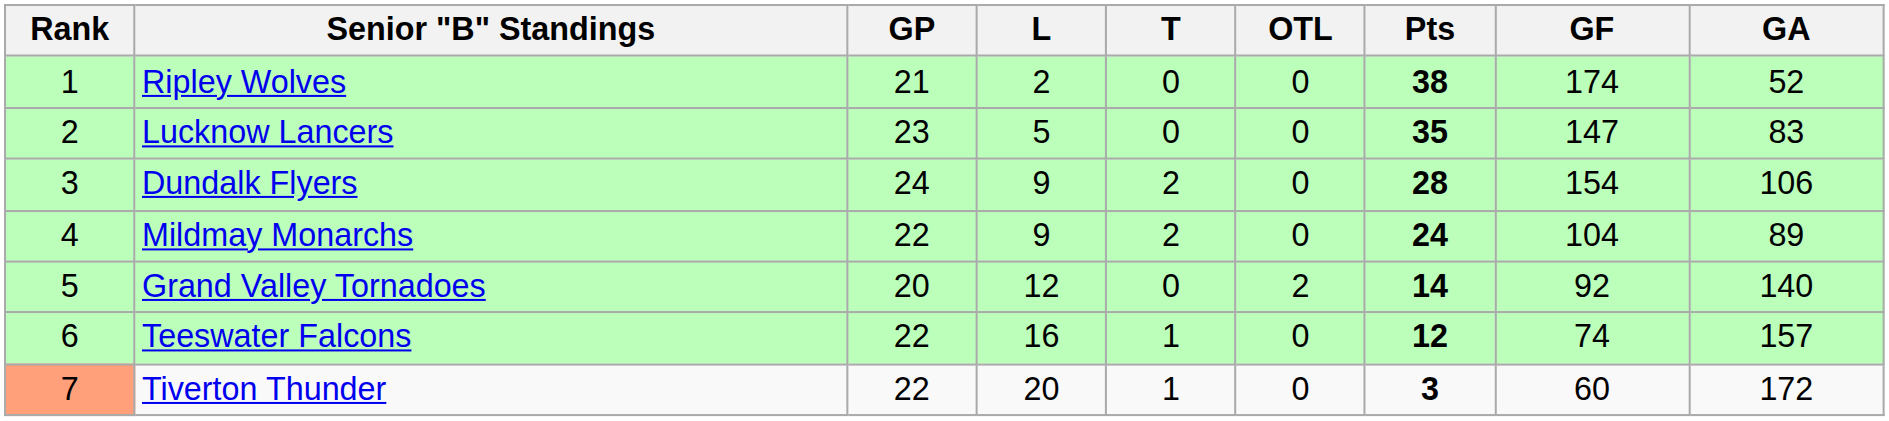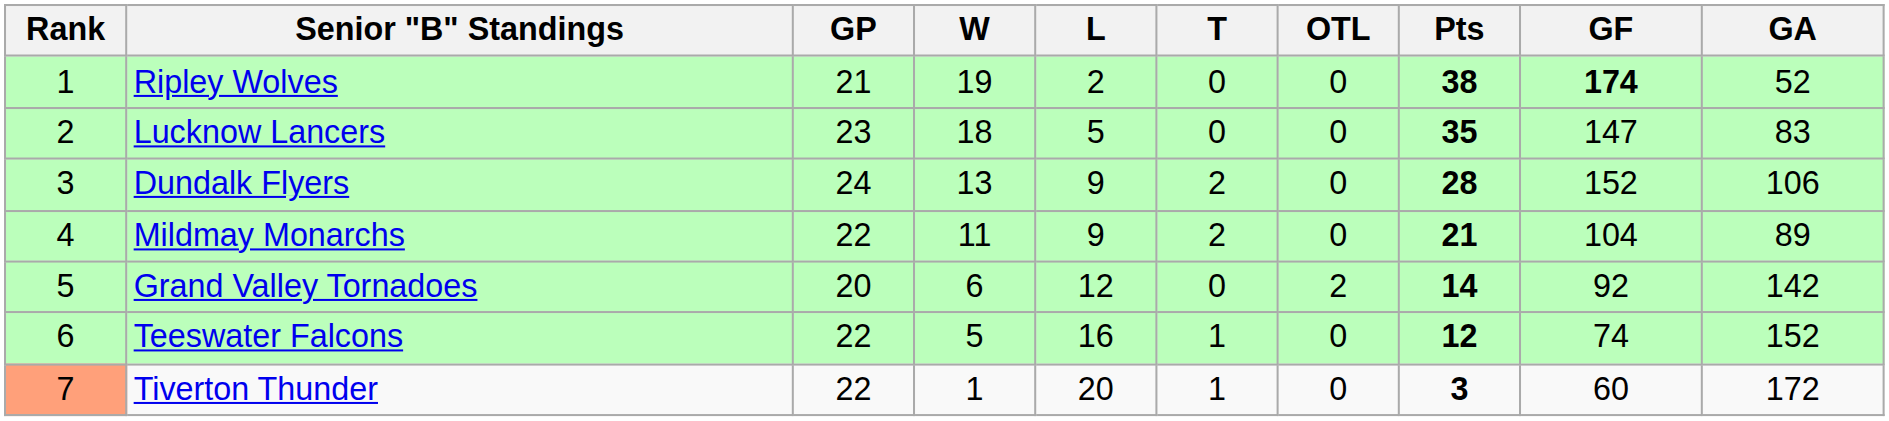+ column: (975, 30)
(1592, 81) normal -> (1611, 81) bold
(1592, 183) 154 -> (1611, 183) 152
(1430, 235) 24 -> (1459, 235) 21
(1786, 286) 140 -> (1793, 286) 142
(1786, 337) 157 -> (1793, 337) 152
